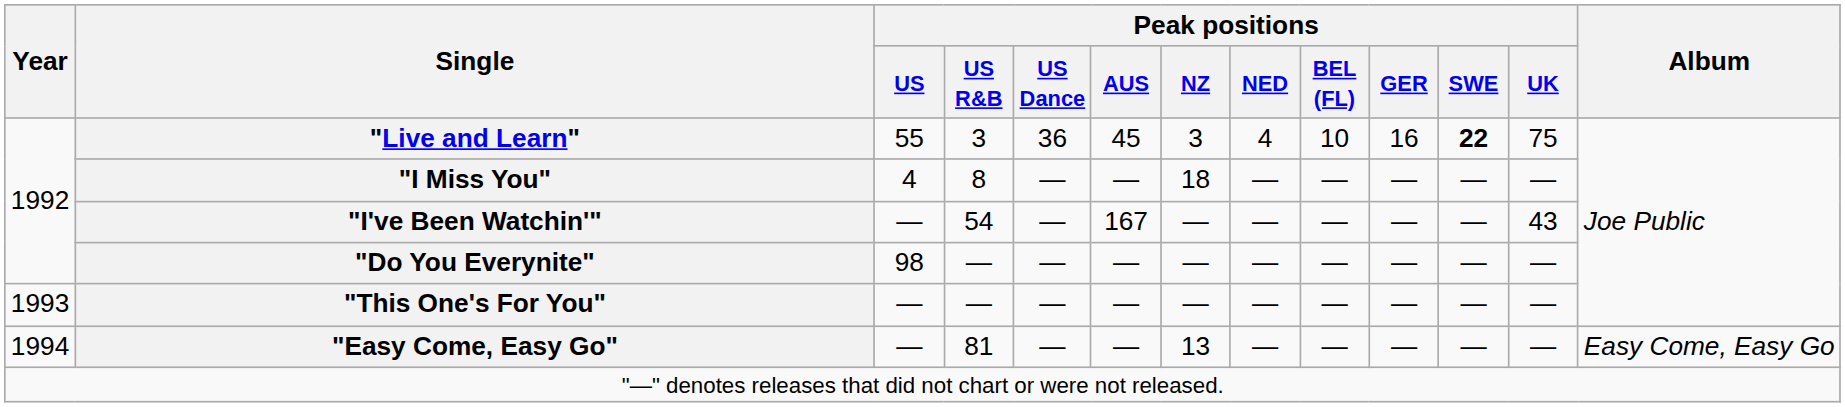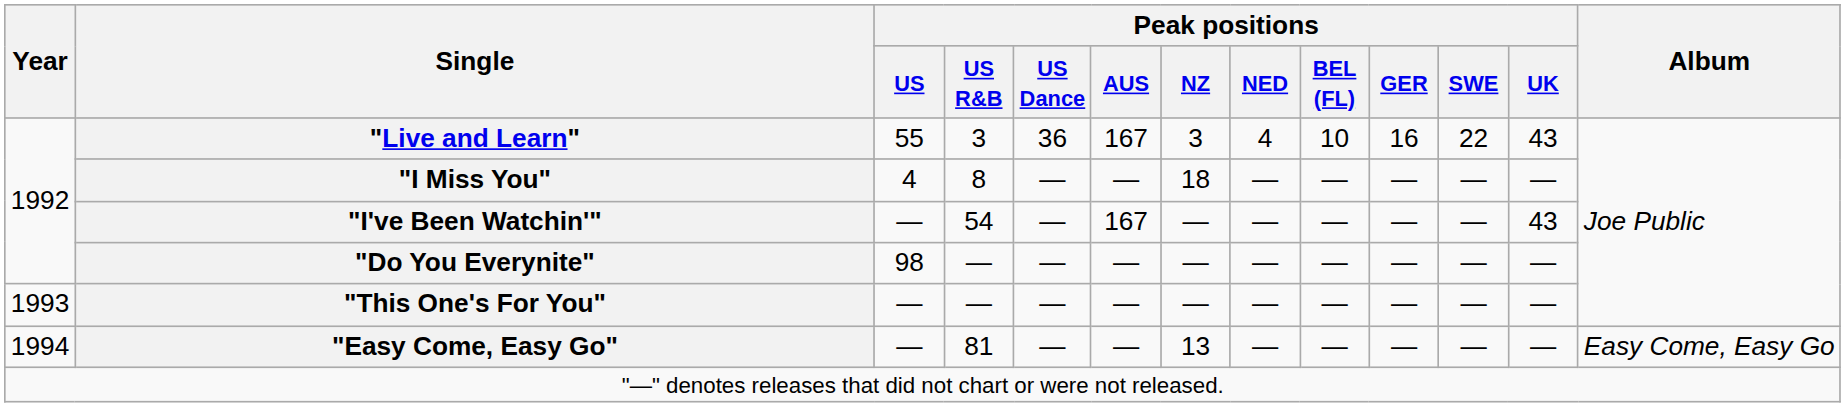(1126, 138) 45 -> (1126, 138) 167
(1474, 138) bold -> (1474, 138) normal
(1543, 138) 75 -> (1543, 138) 43
